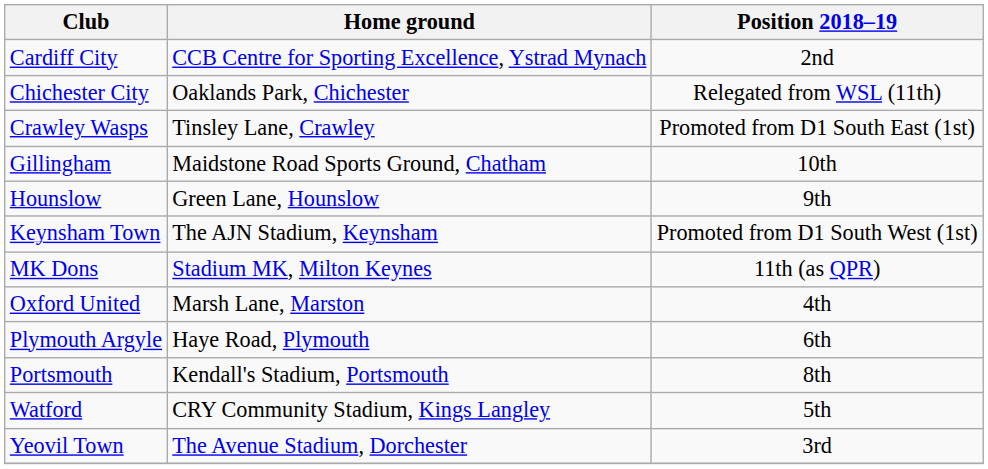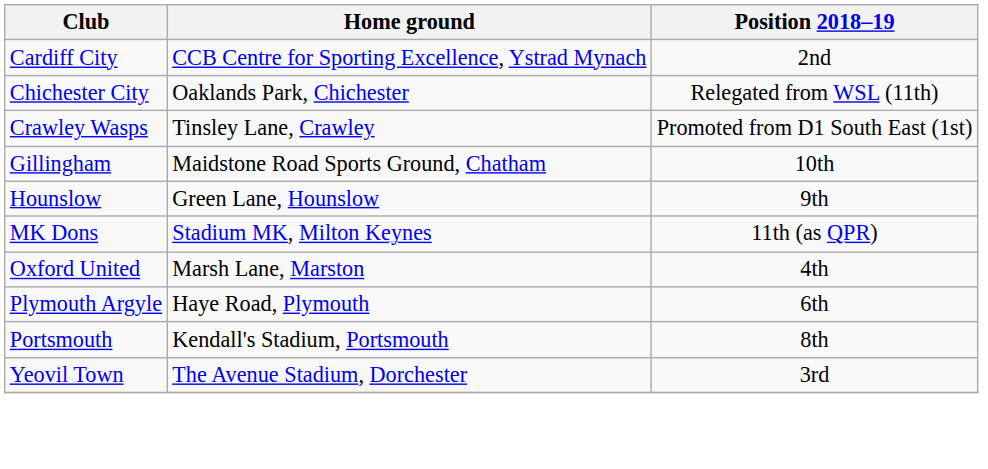- row: (85, 233)
- row: (46, 410)
